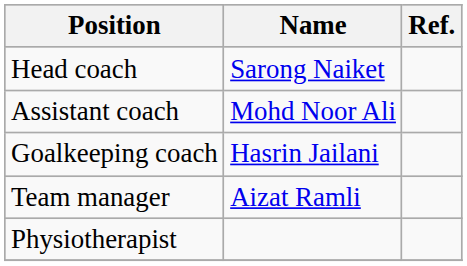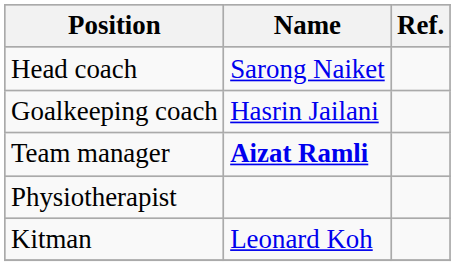- row: (95, 111)
(295, 196) normal -> (299, 153) bold
+ row: (51, 238)
